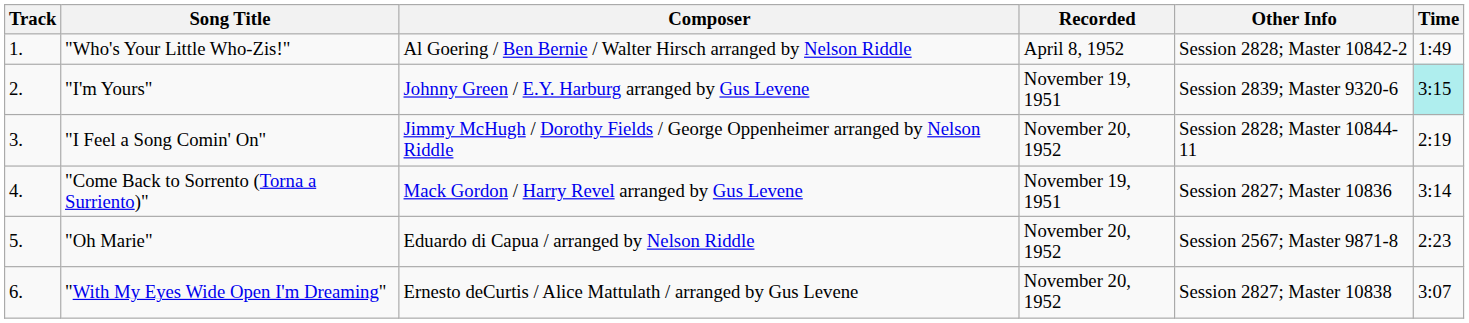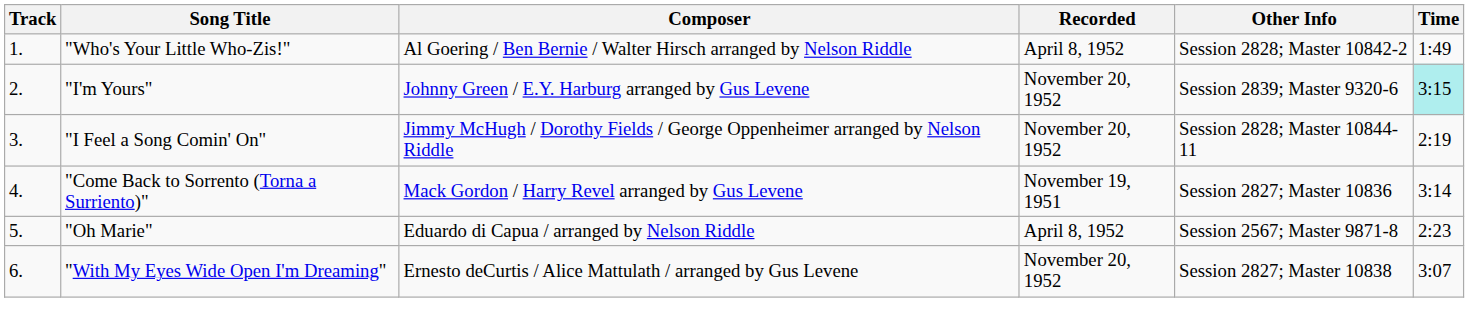(1077, 89) November 19, 1951 -> (1077, 89) November 20, 1952
(1077, 241) November 20, 1952 -> (1074, 230) April 8, 1952
